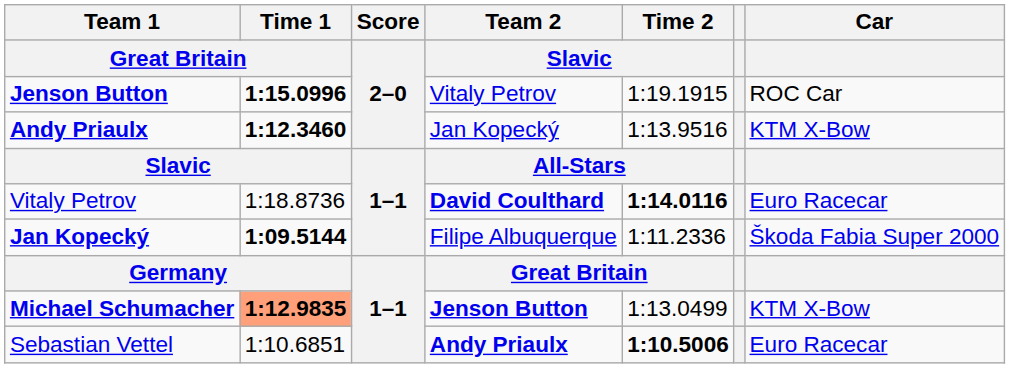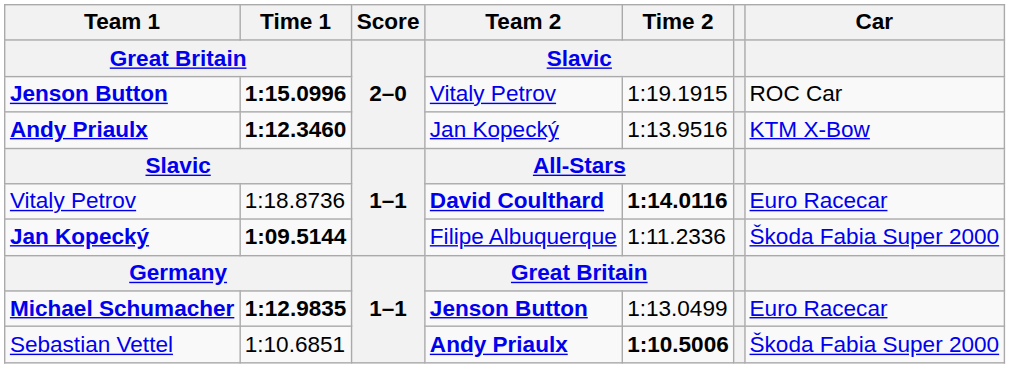(296, 308) lightsalmon background -> (296, 308) no background
(810, 308) KTM X-Bow -> (819, 308) Euro Racecar
(819, 344) Euro Racecar -> (874, 344) Škoda Fabia Super 2000
